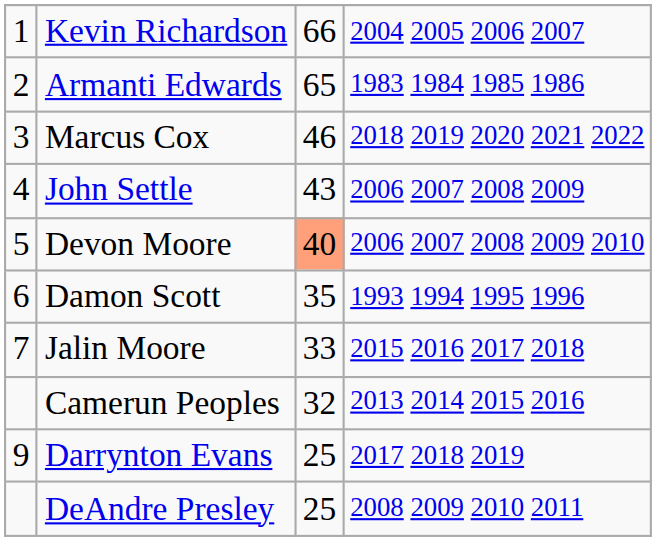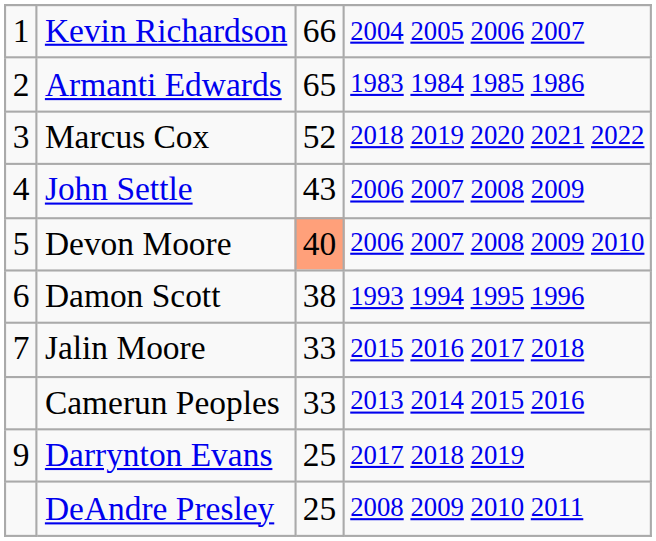(319, 137) 46 -> (319, 137) 52
(319, 296) 35 -> (319, 296) 38
(319, 402) 32 -> (319, 402) 33
